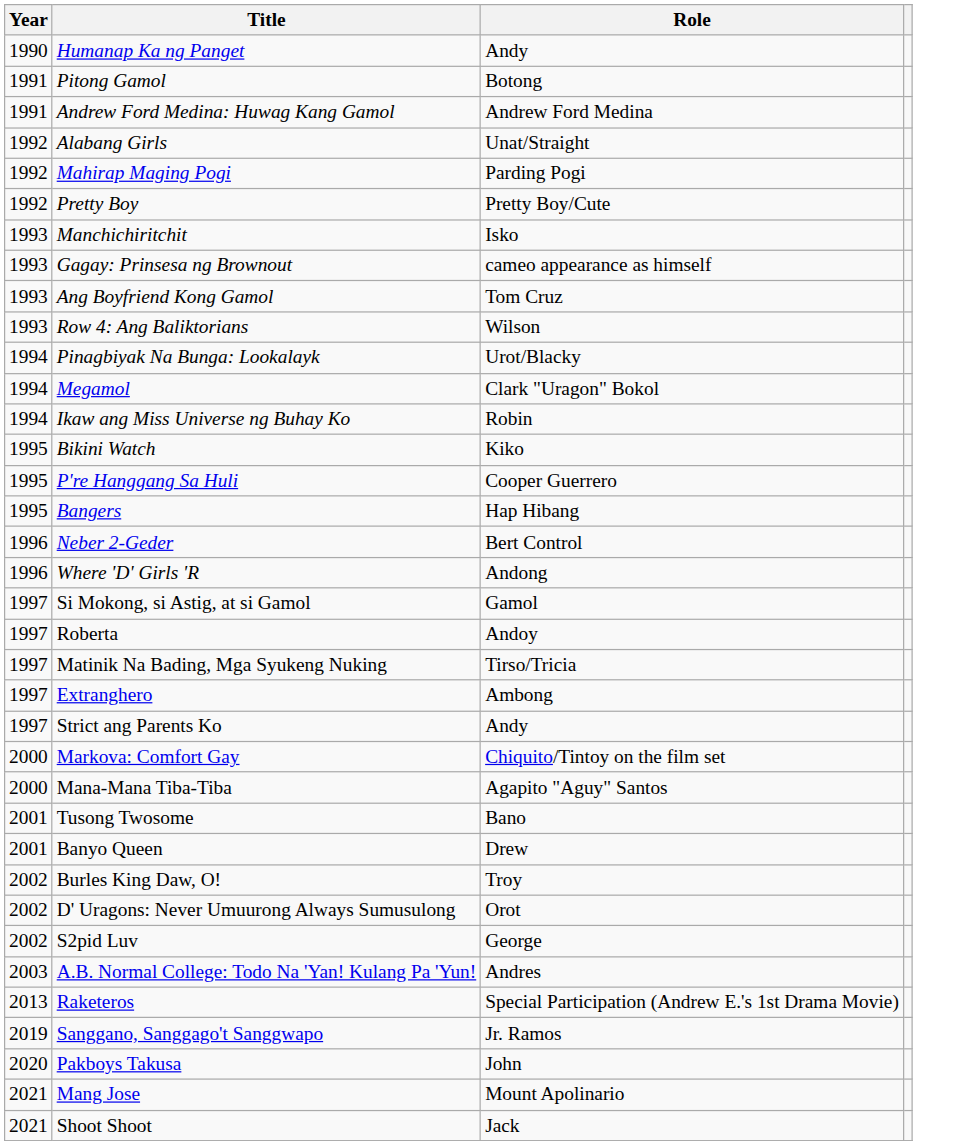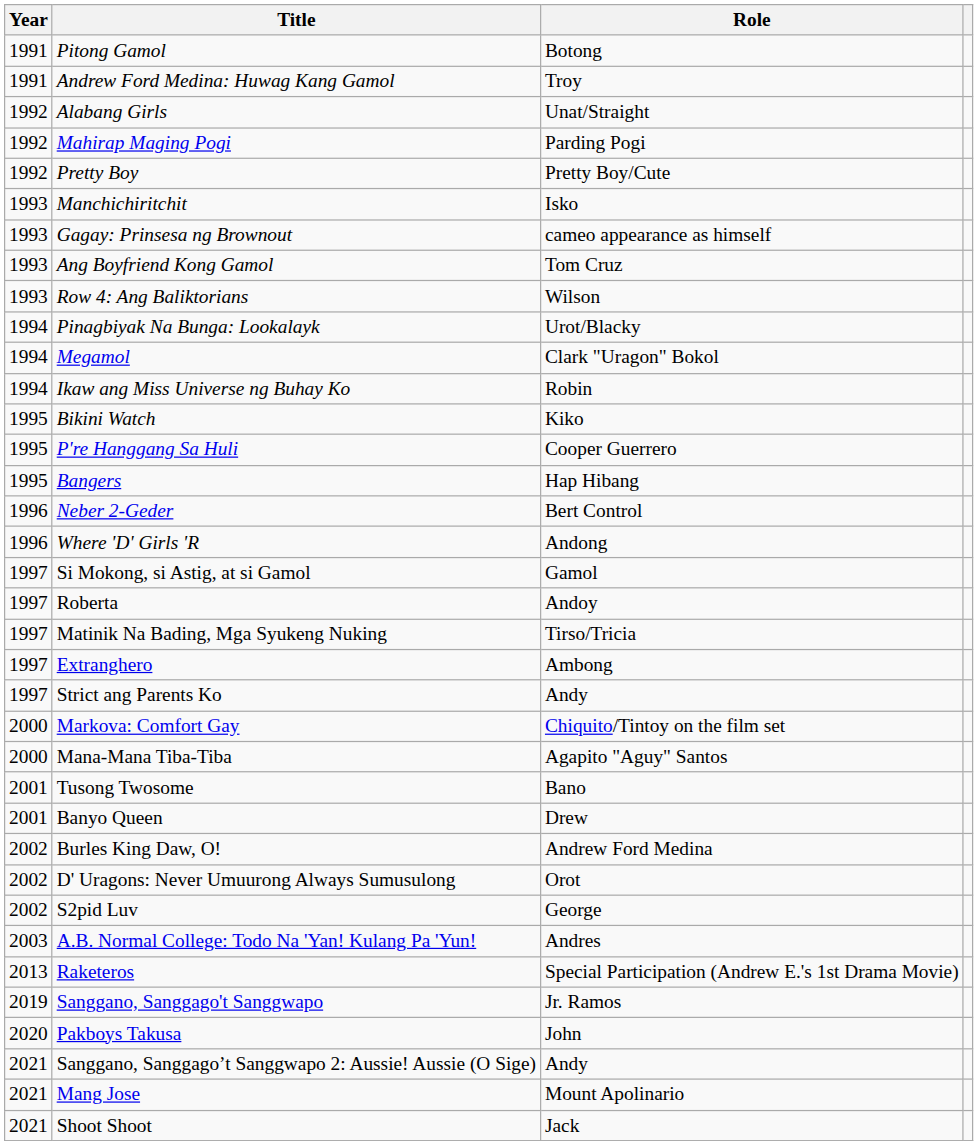- row: (151, 50)
(569, 111) Andrew Ford Medina -> (563, 81) Troy
(504, 879) Troy -> (629, 848) Andrew Ford Medina
+ row: (296, 1063)
